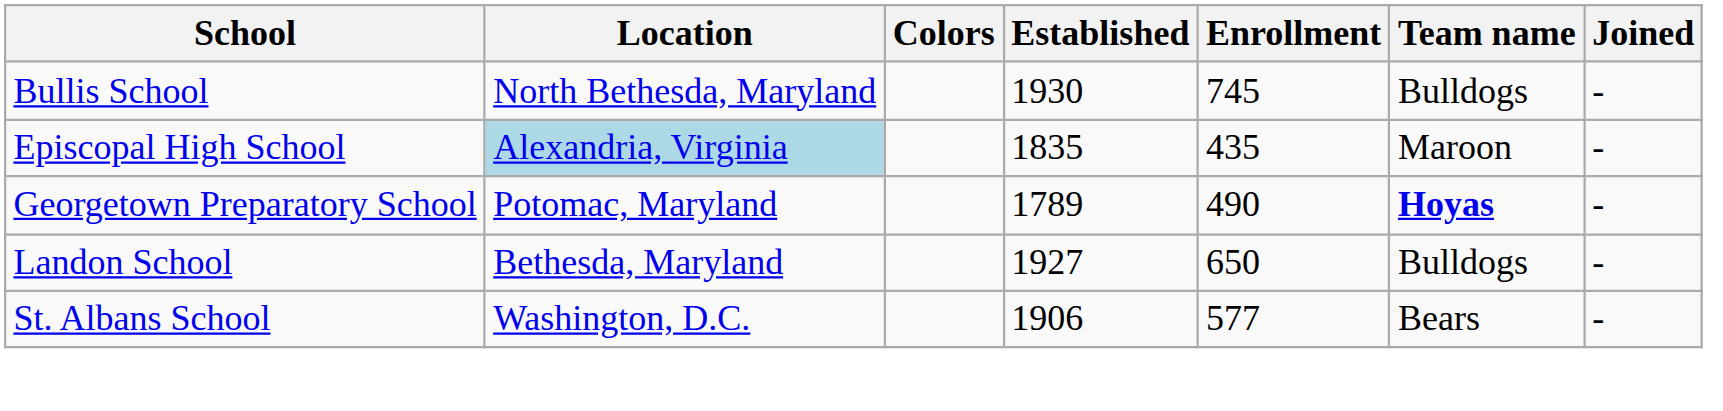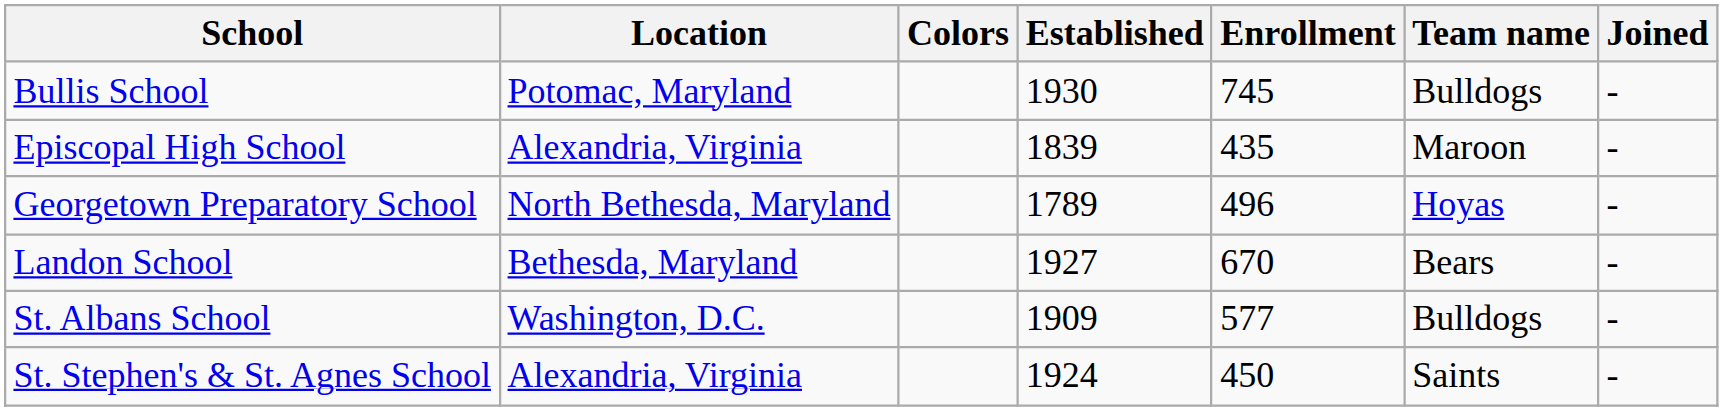(685, 90) North Bethesda, Maryland -> (650, 90) Potomac, Maryland
(640, 147) lightblue background -> (655, 147) no background
(1047, 147) 1835 -> (1062, 147) 1839
(635, 204) Potomac, Maryland -> (699, 204) North Bethesda, Maryland
(1233, 204) 490 -> (1247, 204) 496
(1446, 204) bold -> (1458, 204) normal
(1233, 261) 650 -> (1247, 261) 670
(1463, 261) Bulldogs -> (1453, 261) Bears
(1047, 318) 1906 -> (1062, 318) 1909
(1439, 318) Bears -> (1477, 318) Bulldogs
+ row: (252, 375)
